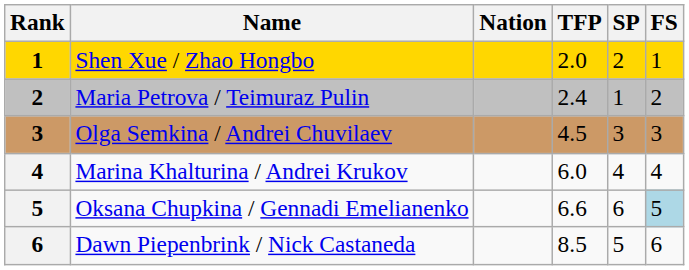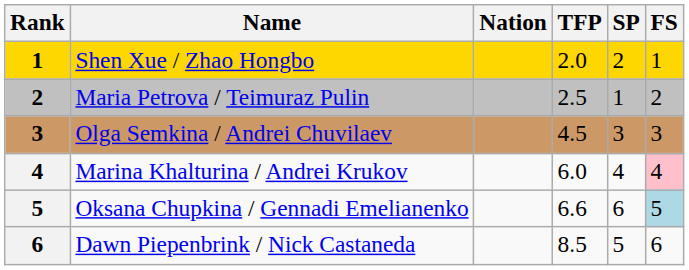(572, 97) 2.4 -> (572, 97) 2.5
(656, 171) no background -> (656, 171) pink background
